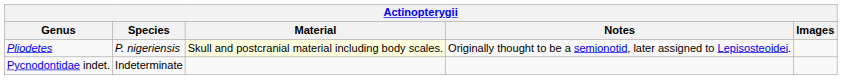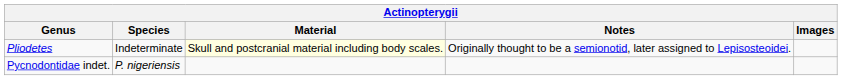(148, 48) P. nigeriensis -> (149, 48) Indeterminate
(149, 65) Indeterminate -> (148, 65) P. nigeriensis
